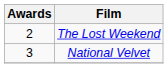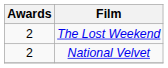(29, 53) 3 -> (29, 53) 2
